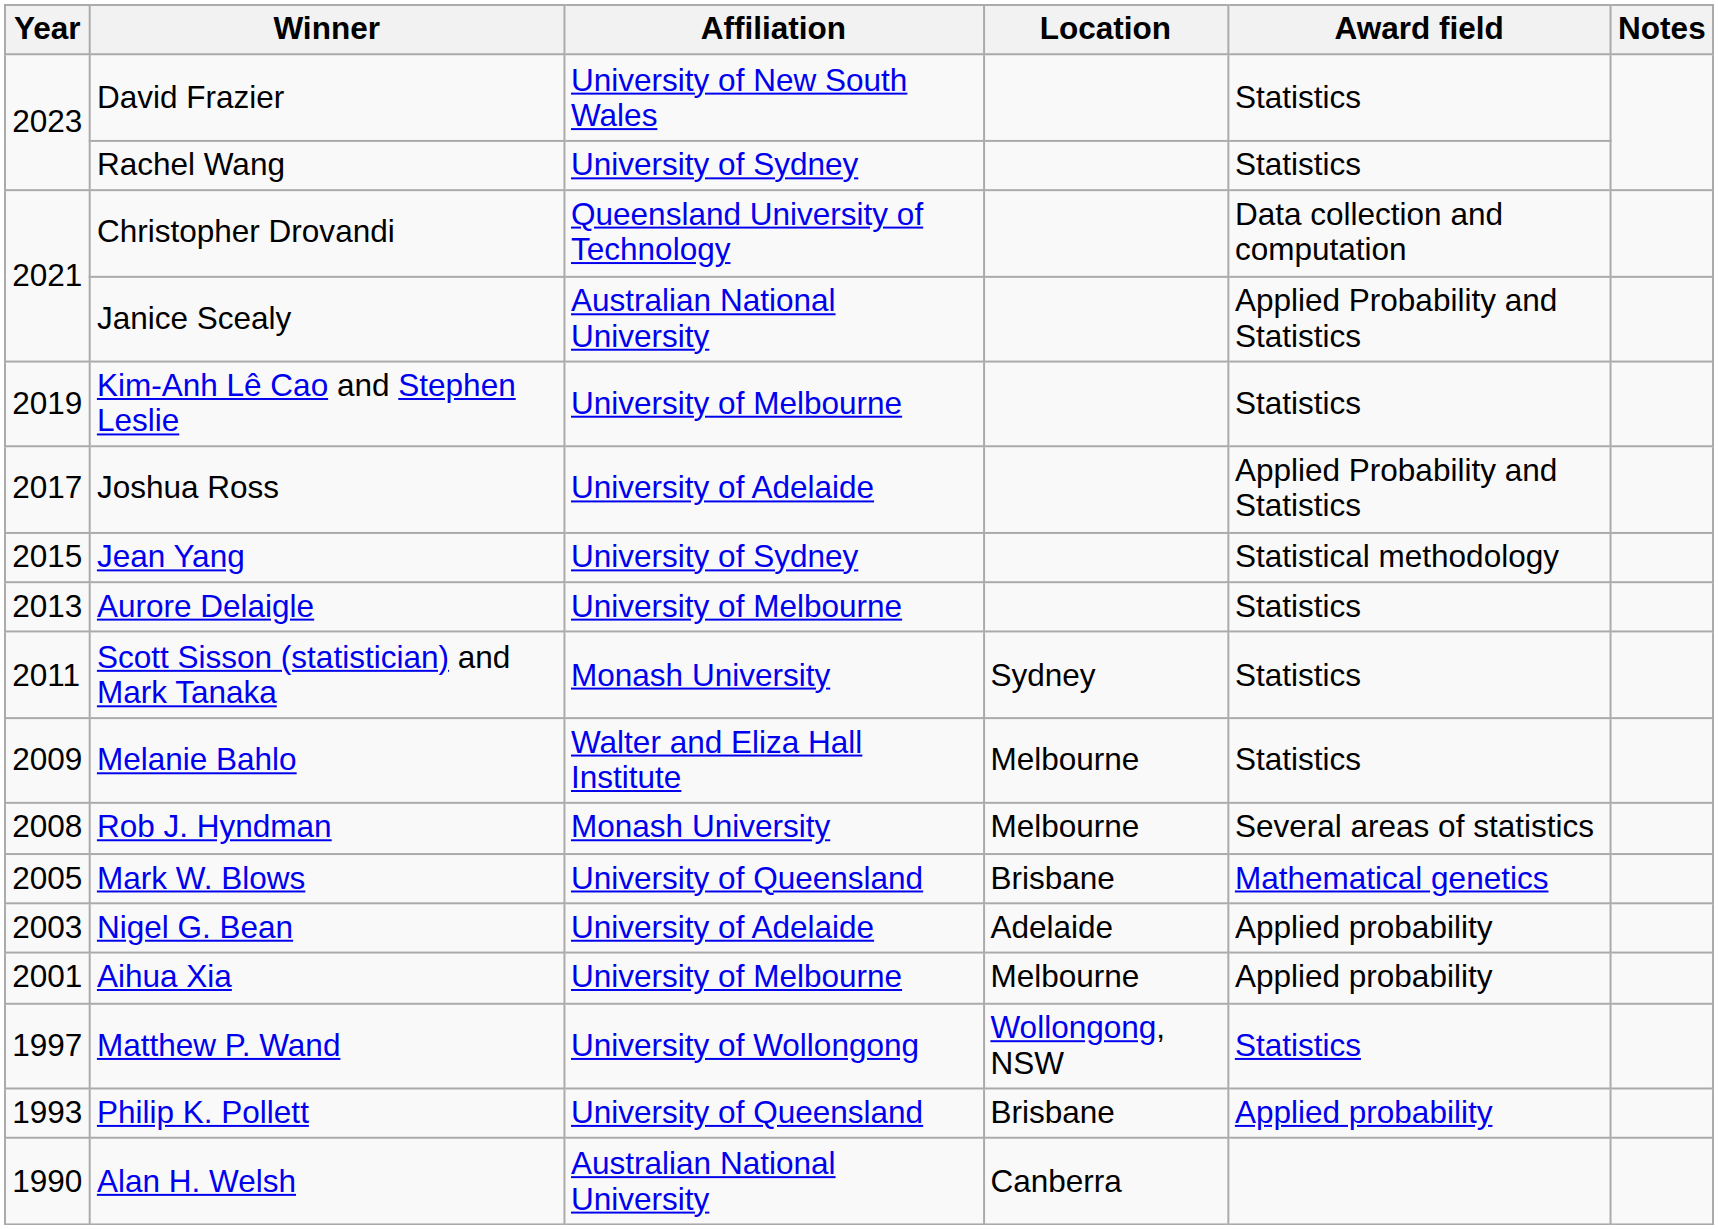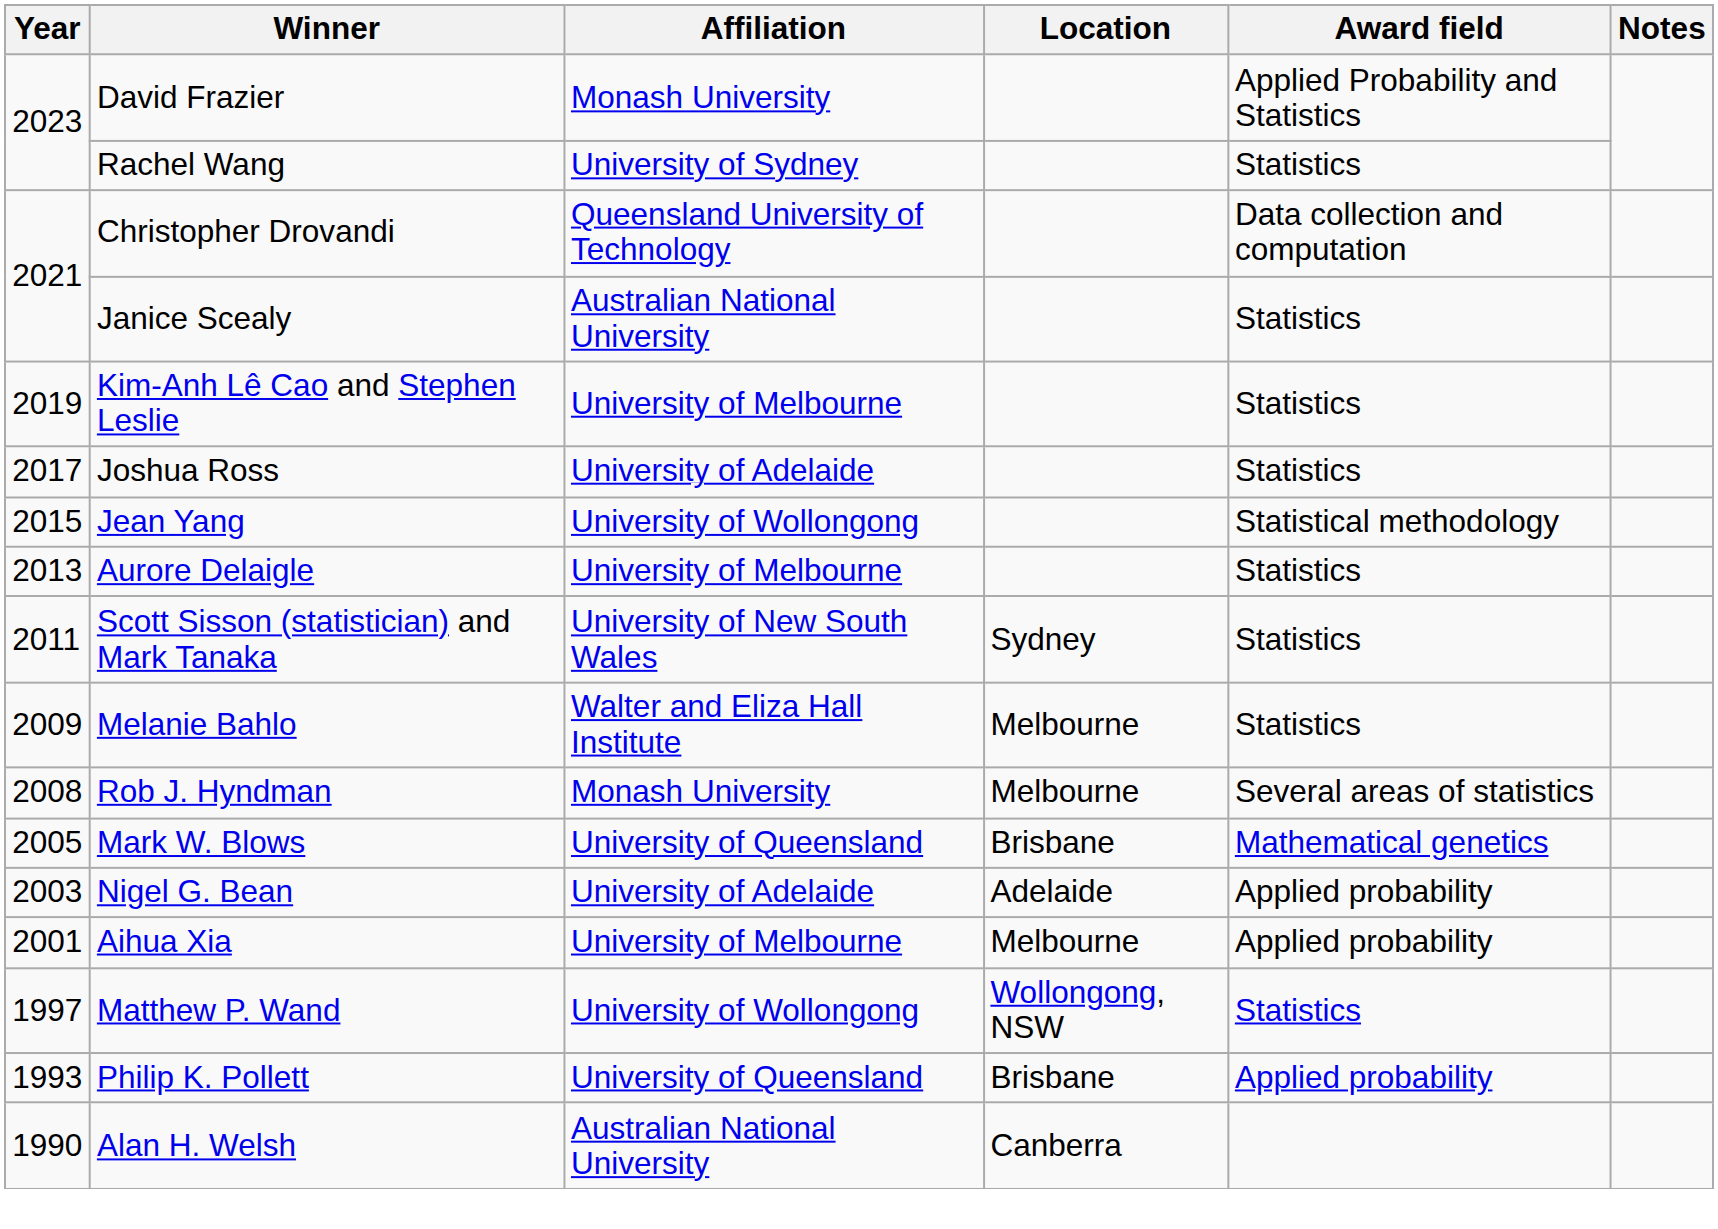(739, 97) University of New South Wales -> (701, 97) Monash University
(1298, 97) Statistics -> (1396, 97) Applied Probability and Statistics
(1396, 318) Applied Probability and Statistics -> (1298, 318) Statistics
(1396, 488) Applied Probability and Statistics -> (1298, 471) Statistics
(715, 556) University of Sydney -> (745, 521) University of Wollongong
(701, 674) Monash University -> (739, 638) University of New South Wales
